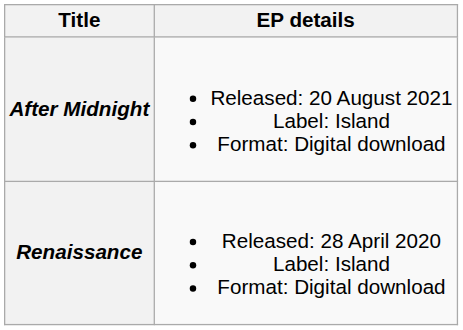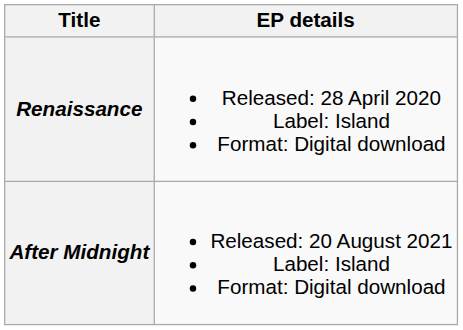rows swapped: (79, 252) <-> (79, 109)
